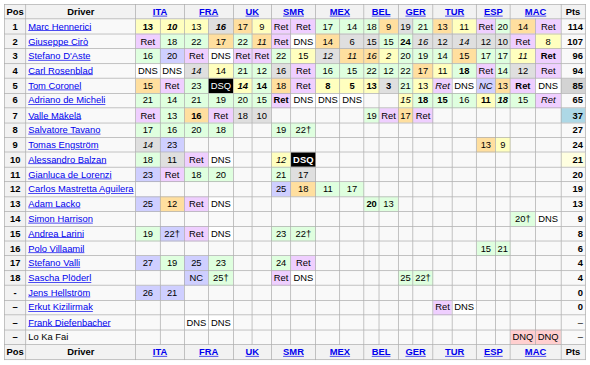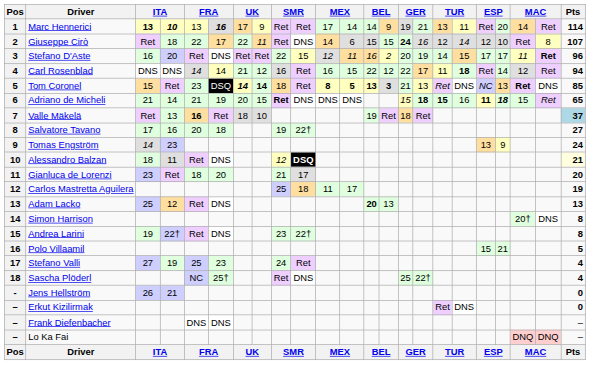(372, 26) 18 -> (372, 26) 14
(578, 85) lightgrey background -> (578, 85) no background
(406, 115) 17 -> (406, 115) 18
(580, 218) 9 -> (580, 218) 8
(580, 248) 6 -> (580, 248) 5
